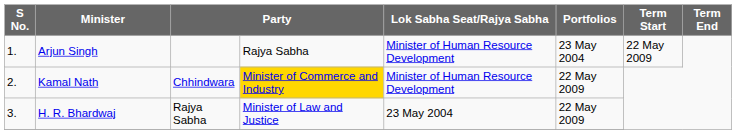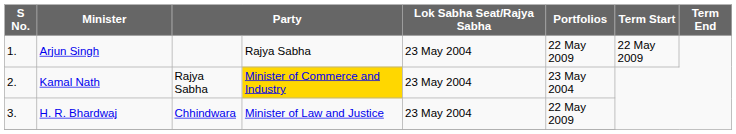(459, 51) Minister of Human Resource Development -> (438, 51) 23 May 2004
(578, 51) 23 May 2004 -> (567, 51) 22 May 2009
(204, 82) Chhindwara -> (191, 82) Rajya Sabha
(459, 82) Minister of Human Resource Development -> (438, 82) 23 May 2004
(578, 82) 22 May 2009 -> (567, 82) 23 May 2004
(190, 113) Rajya Sabha -> (205, 113) Chhindwara
